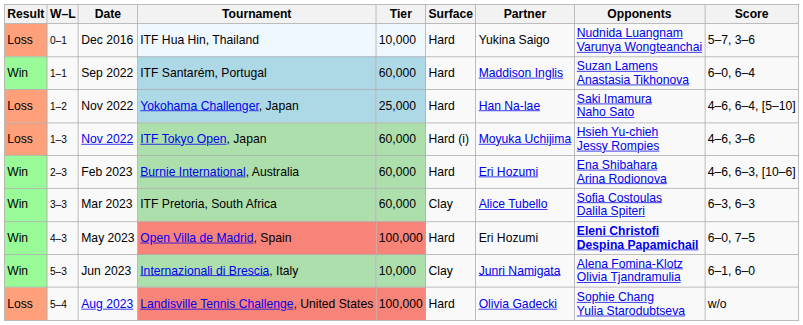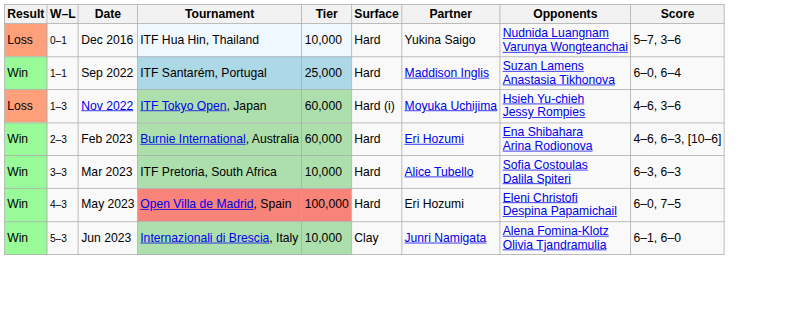(397, 73) 60,000 -> (323, 73) 25,000
- row: (219, 106)
(397, 205) 60,000 -> (323, 172) 10,000
(441, 205) Clay -> (367, 172) Hard
(638, 238) bold -> (560, 205) normal
- row: (257, 303)
